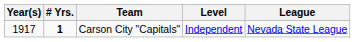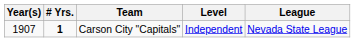(24, 29) 1917 -> (24, 29) 1907
